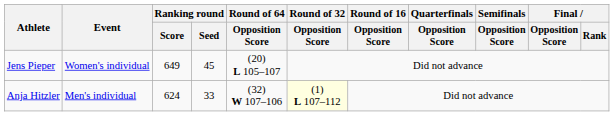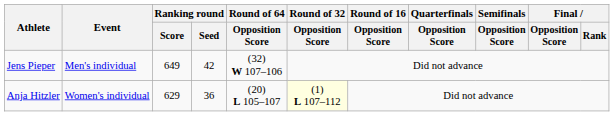(107, 66) Women's individual -> (101, 66) Men's individual
(209, 66) 45 -> (209, 66) 42
(257, 66) (20) L 105–107 -> (257, 66) (32) W 107–106
(101, 96) Men's individual -> (107, 96) Women's individual
(172, 96) 624 -> (172, 96) 629
(209, 96) 33 -> (209, 96) 36
(257, 96) (32) W 107–106 -> (257, 96) (20) L 105–107
